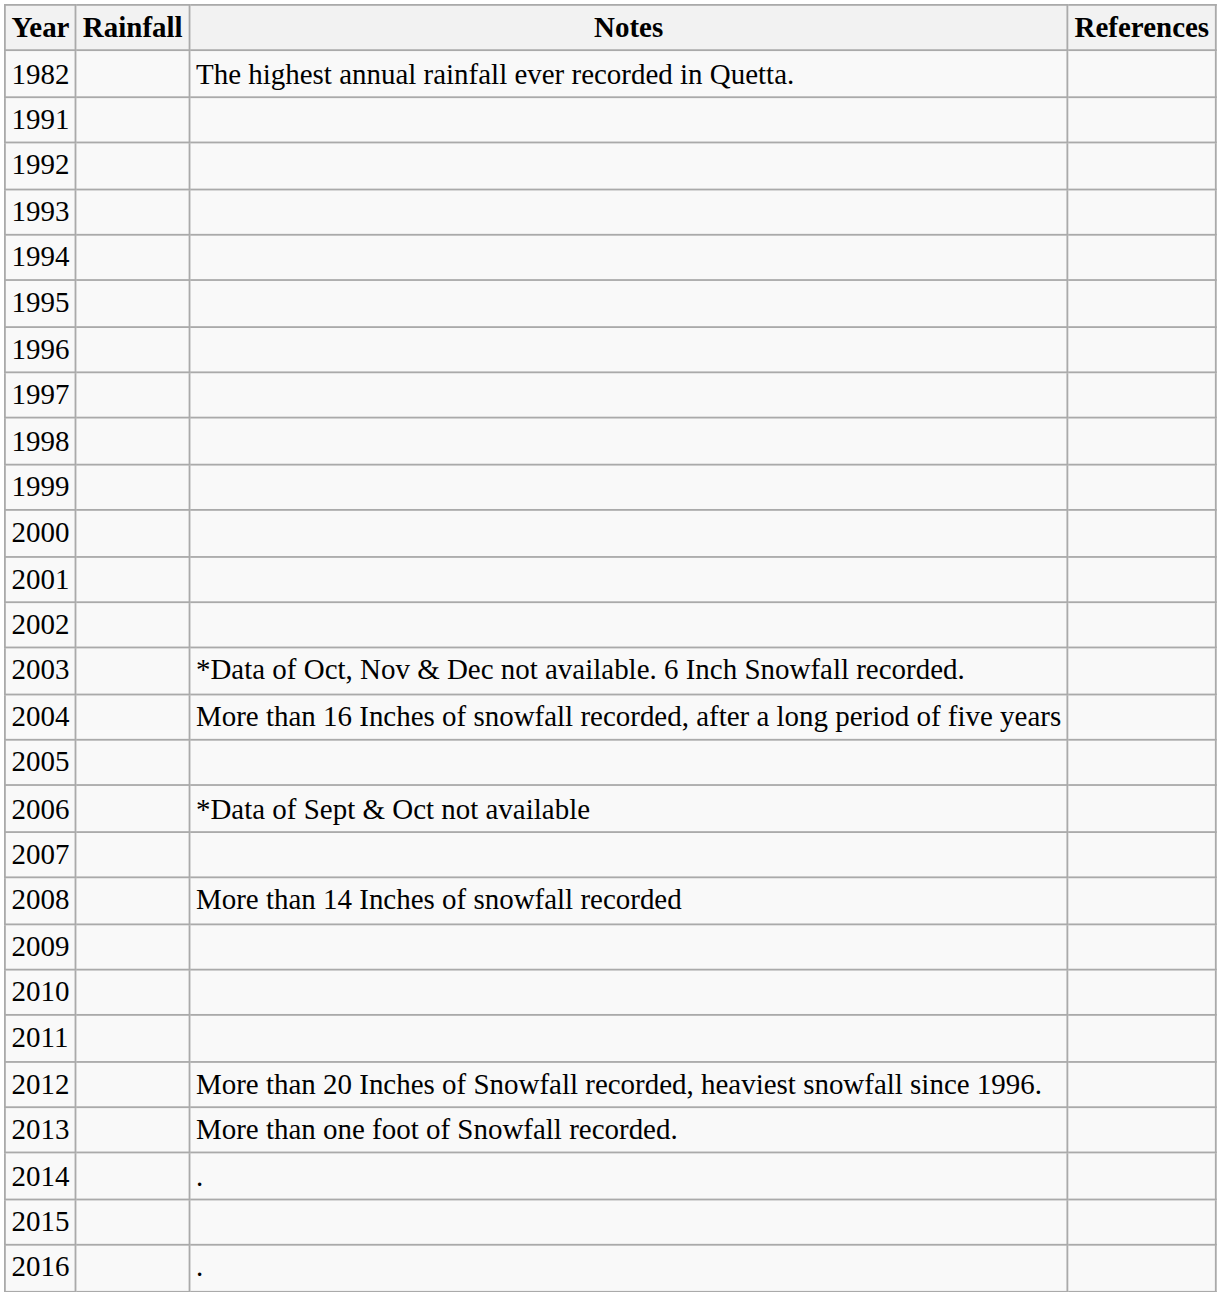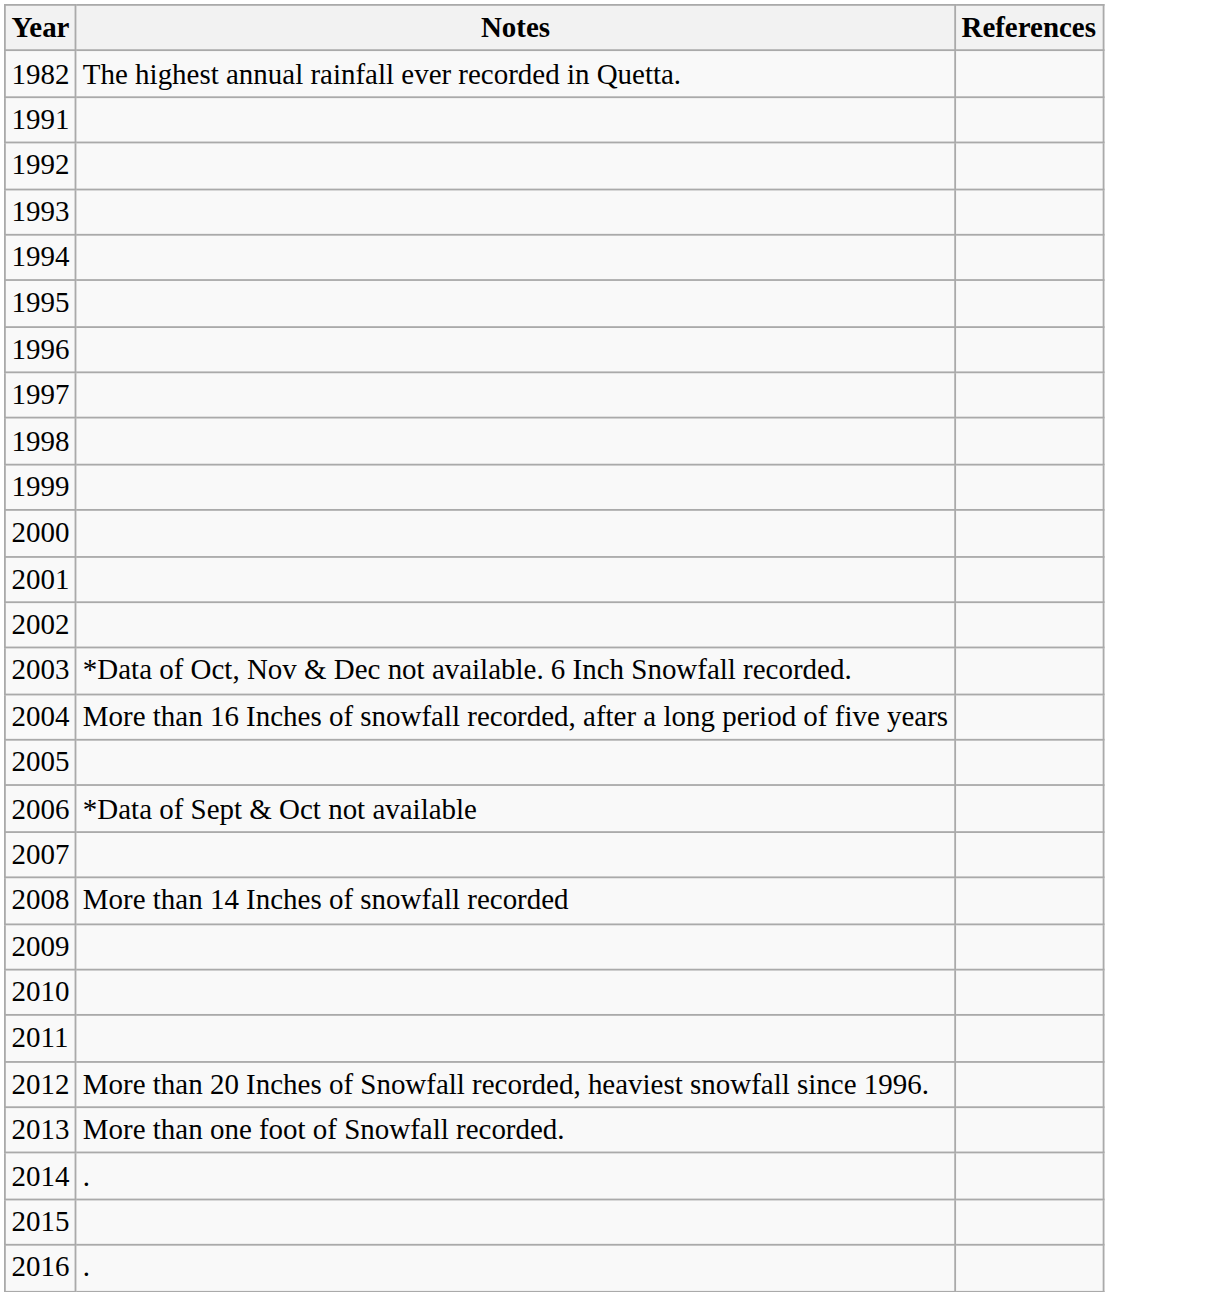- column: (133, 27)
